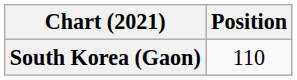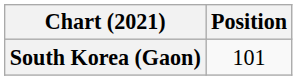(249, 57) 110 -> (249, 57) 101
